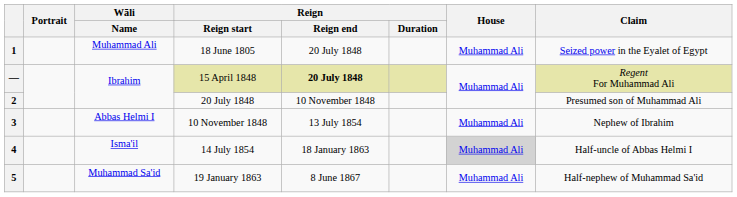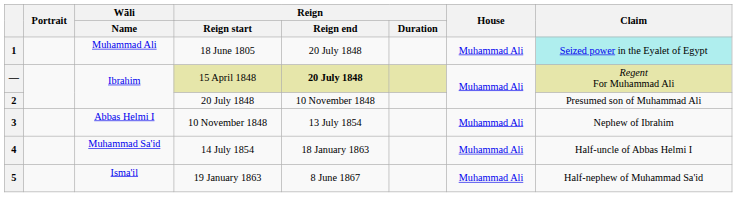(634, 50) no background -> (634, 50) paleturquoise background
(124, 144) Isma'il -> (124, 144) Muhammad Sa'id
(491, 150) lightgrey background -> (491, 150) no background
(124, 172) Muhammad Sa'id -> (124, 172) Isma'il
